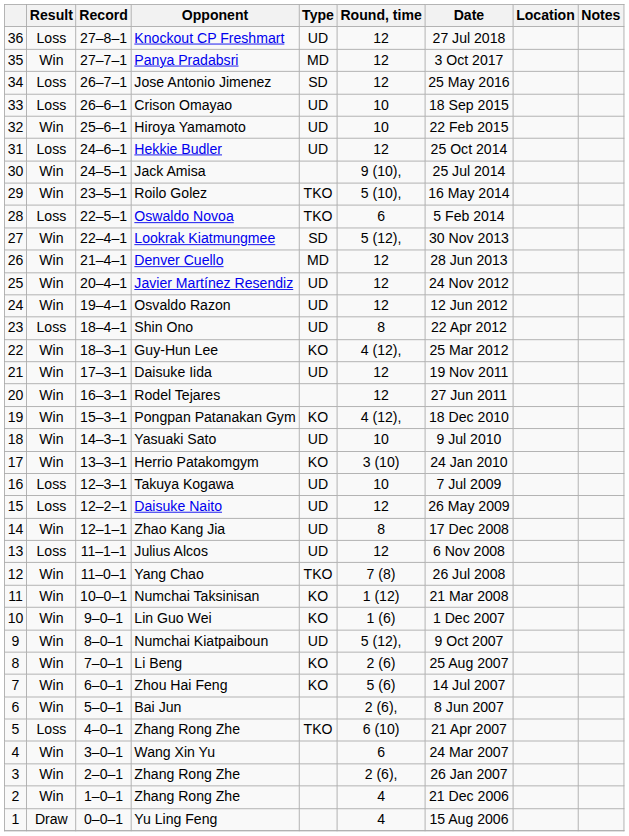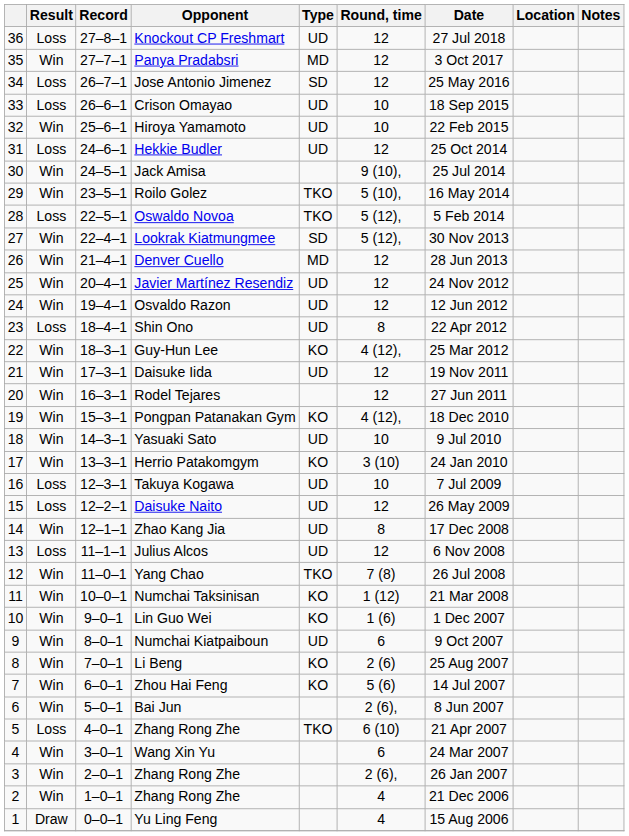(381, 216) 6 -> (381, 216) 5 (12),
(381, 640) 5 (12), -> (381, 640) 6
